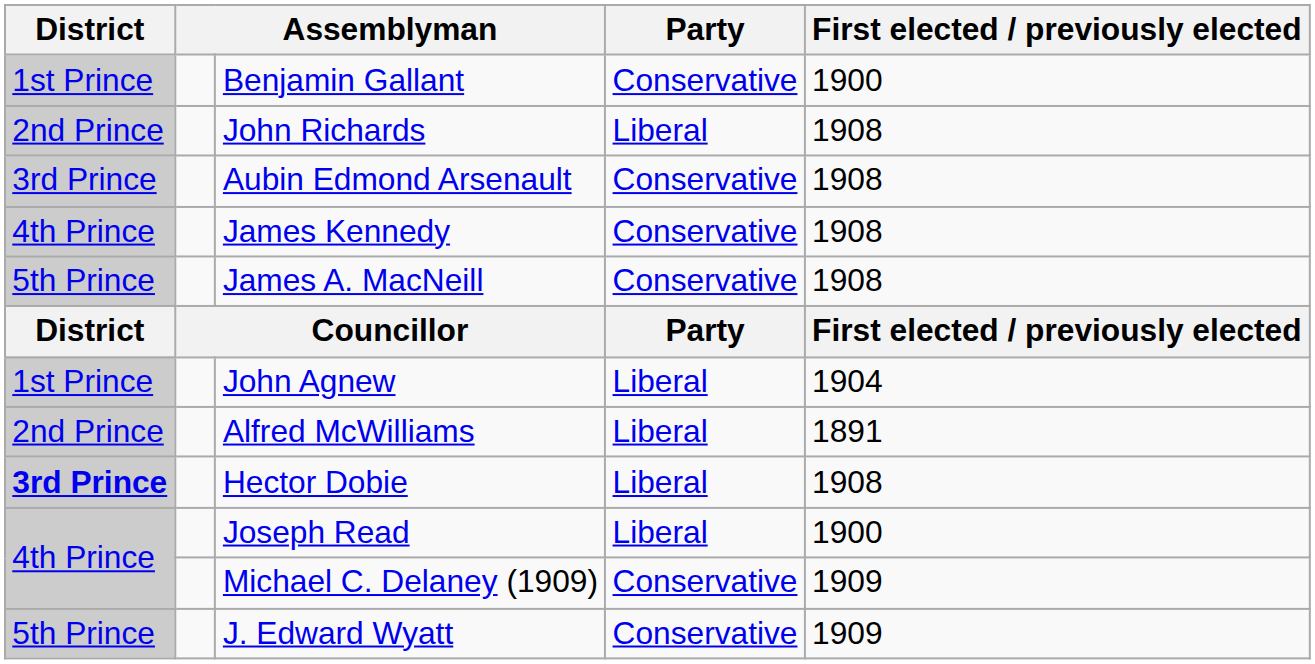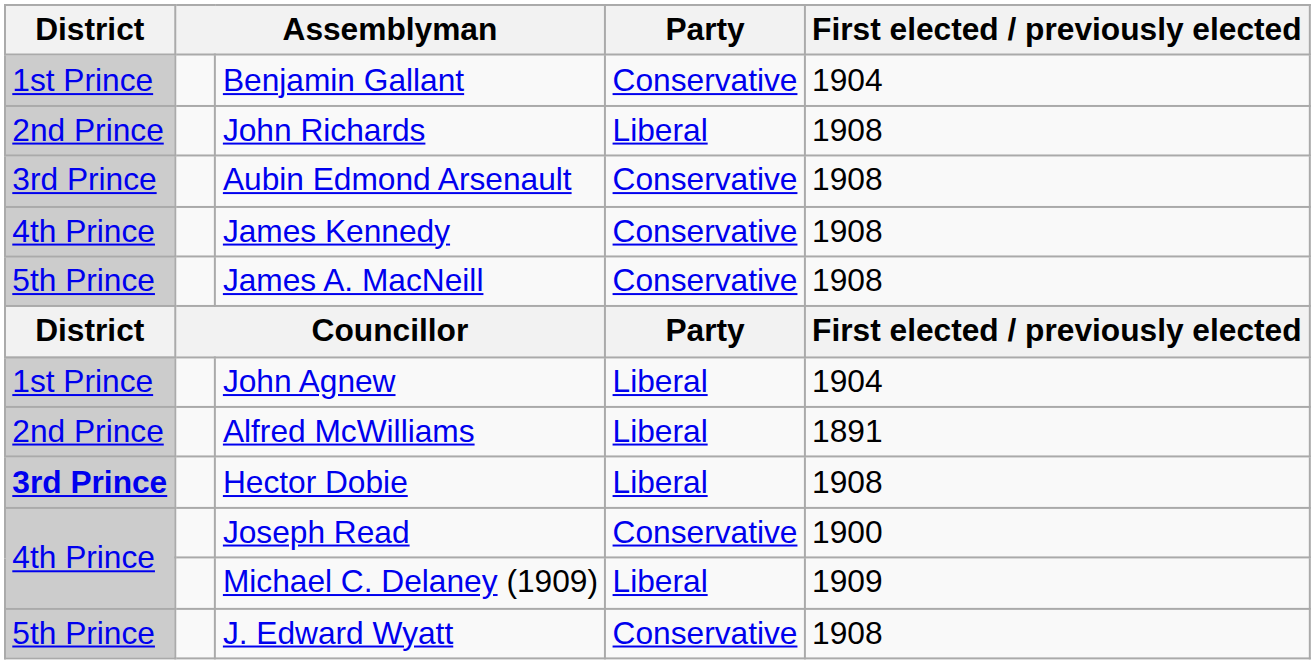(847, 79) 1900 -> (847, 79) 1904
(660, 532) Liberal -> (705, 532) Conservative
(705, 582) Conservative -> (660, 582) Liberal
(847, 632) 1909 -> (847, 632) 1908
